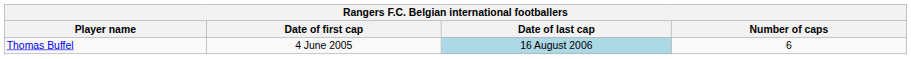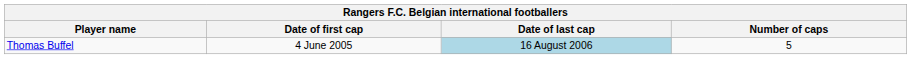(789, 45) 6 -> (789, 45) 5
